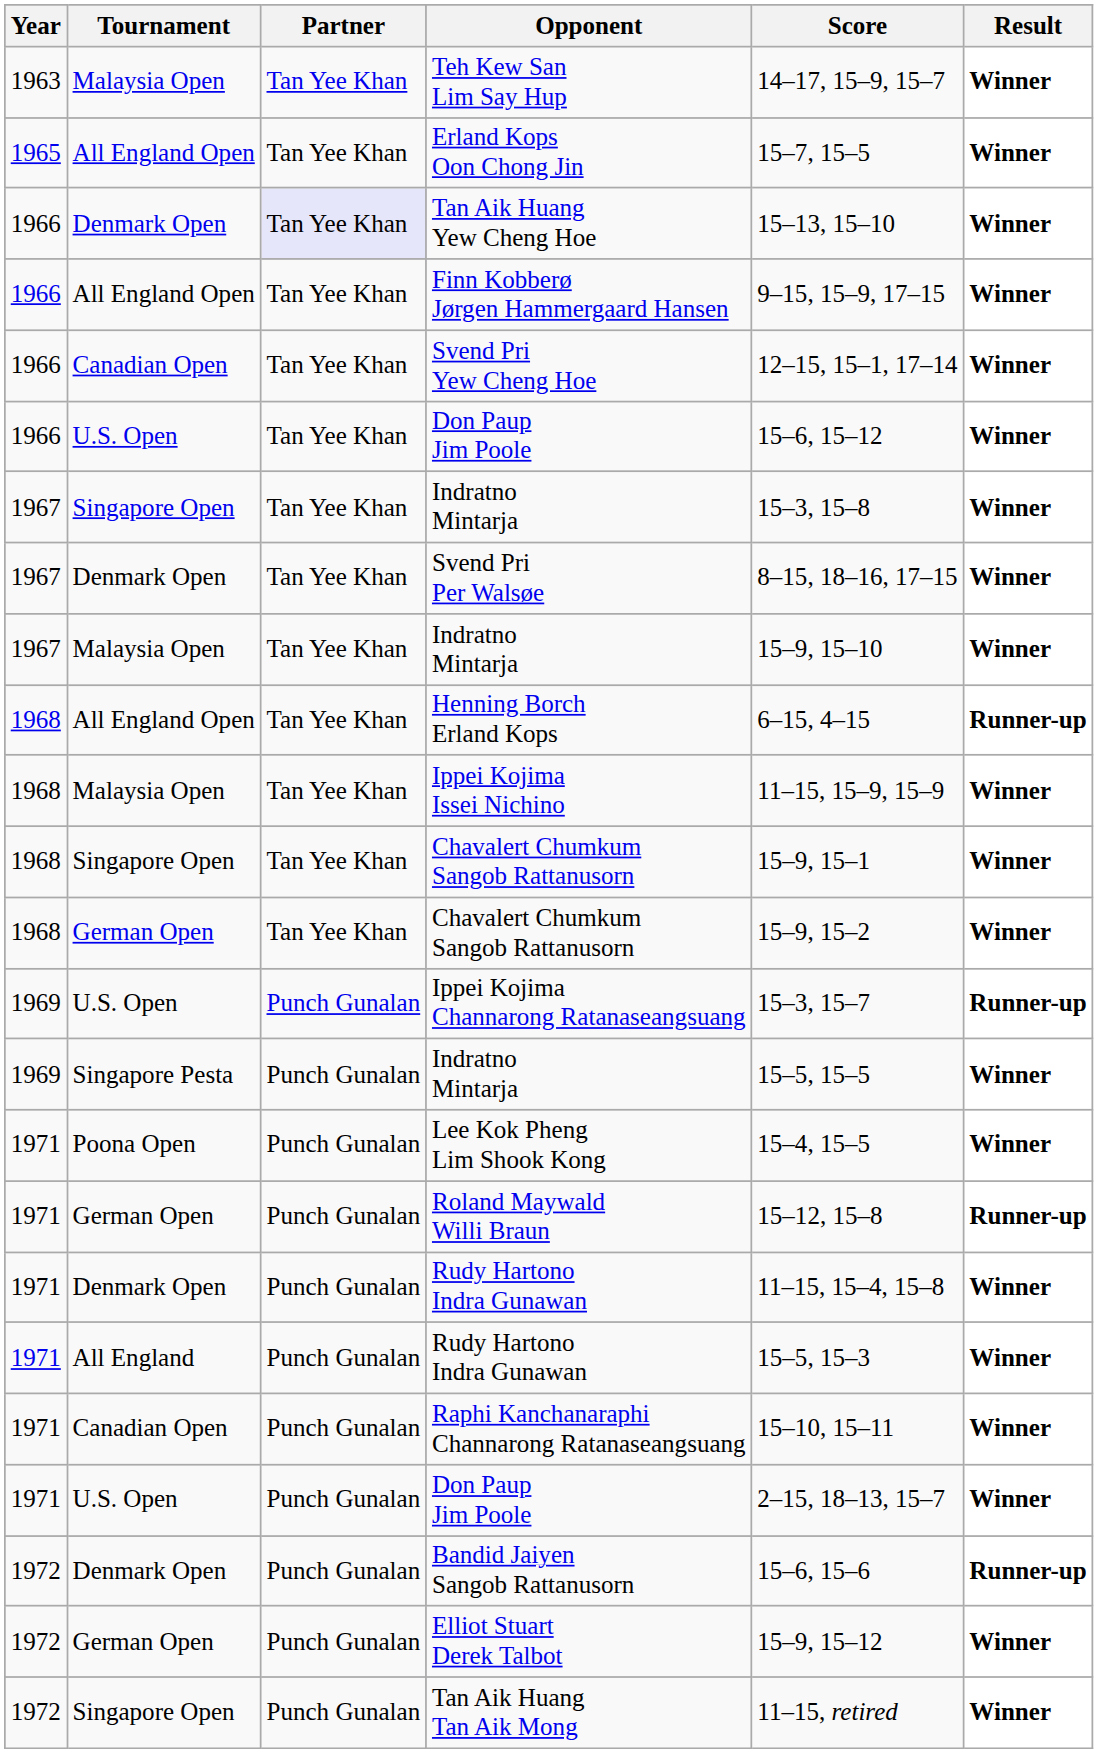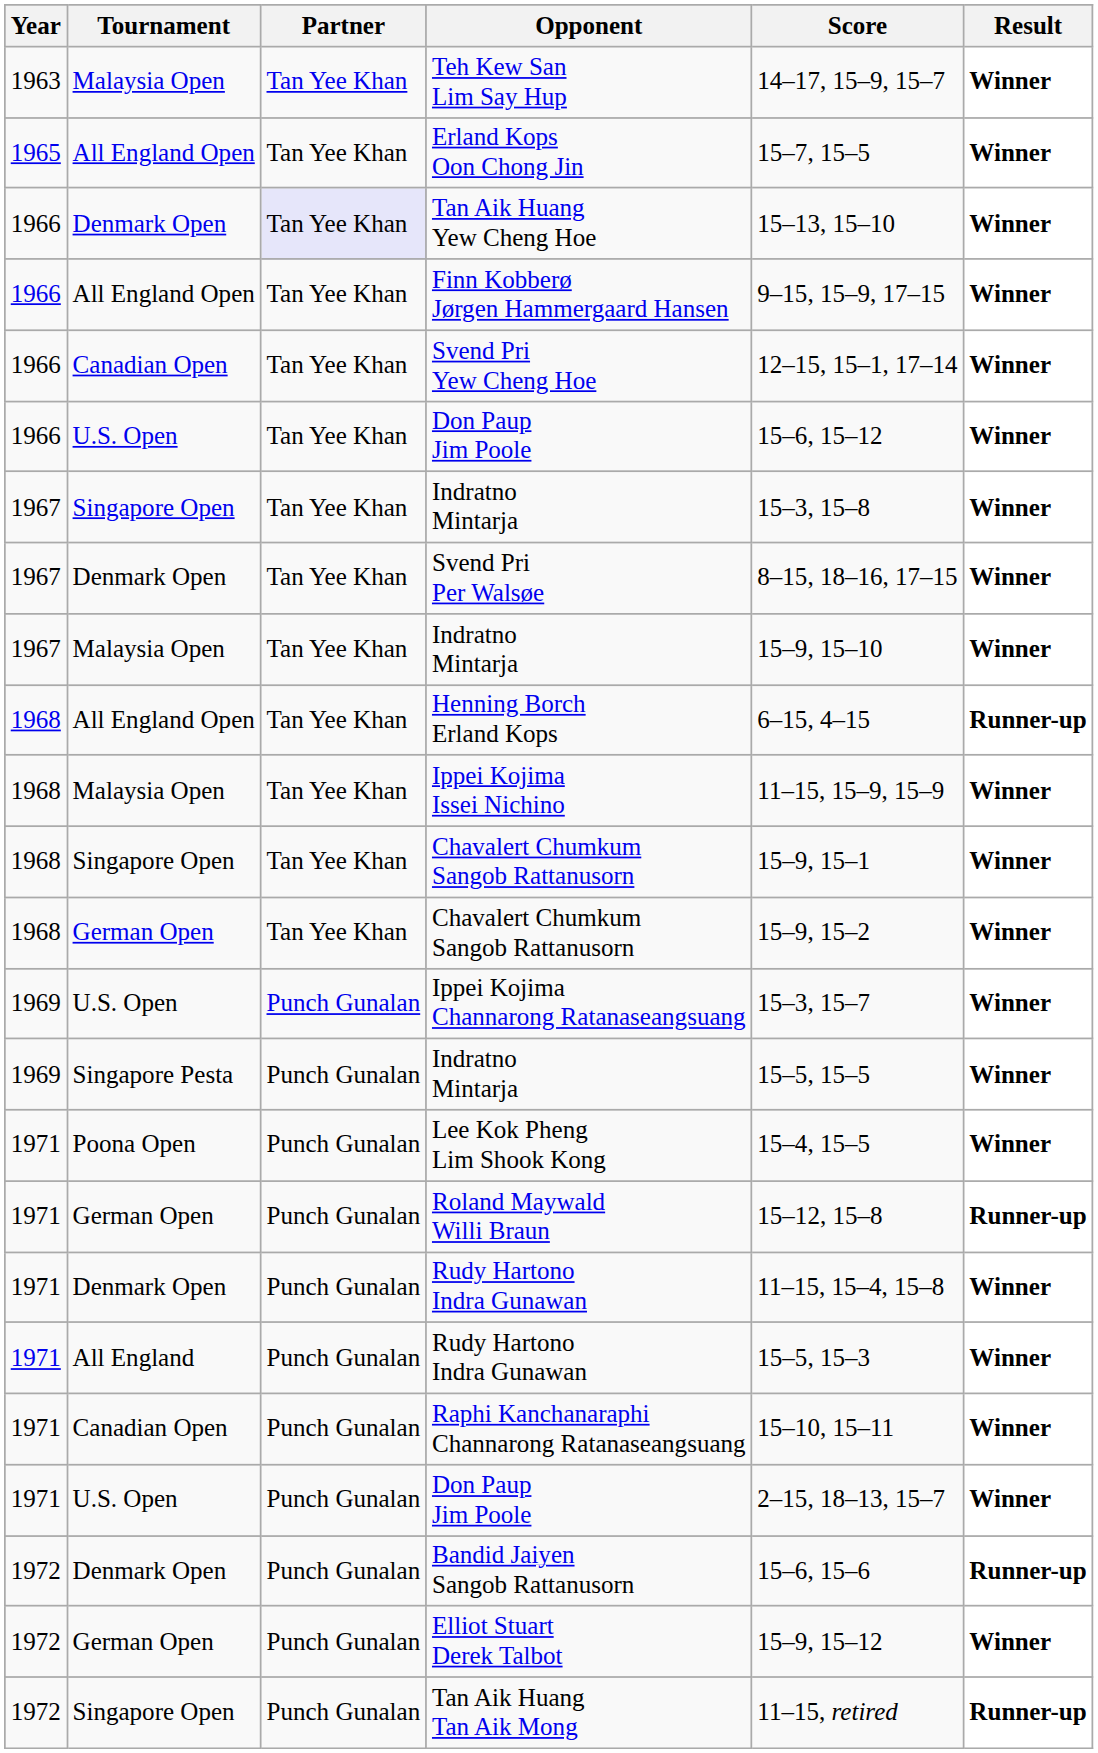(1028, 1003) Runner-up -> (1010, 1003) Winner
(1010, 1712) Winner -> (1028, 1712) Runner-up
